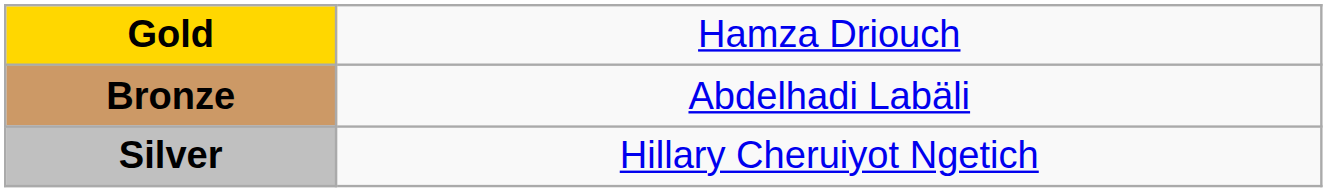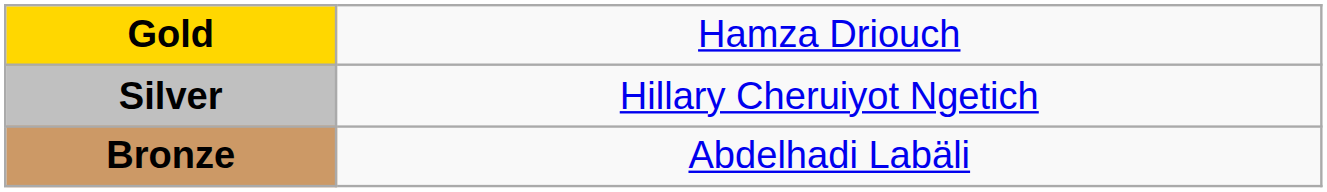rows swapped: (171, 155) <-> (171, 95)
